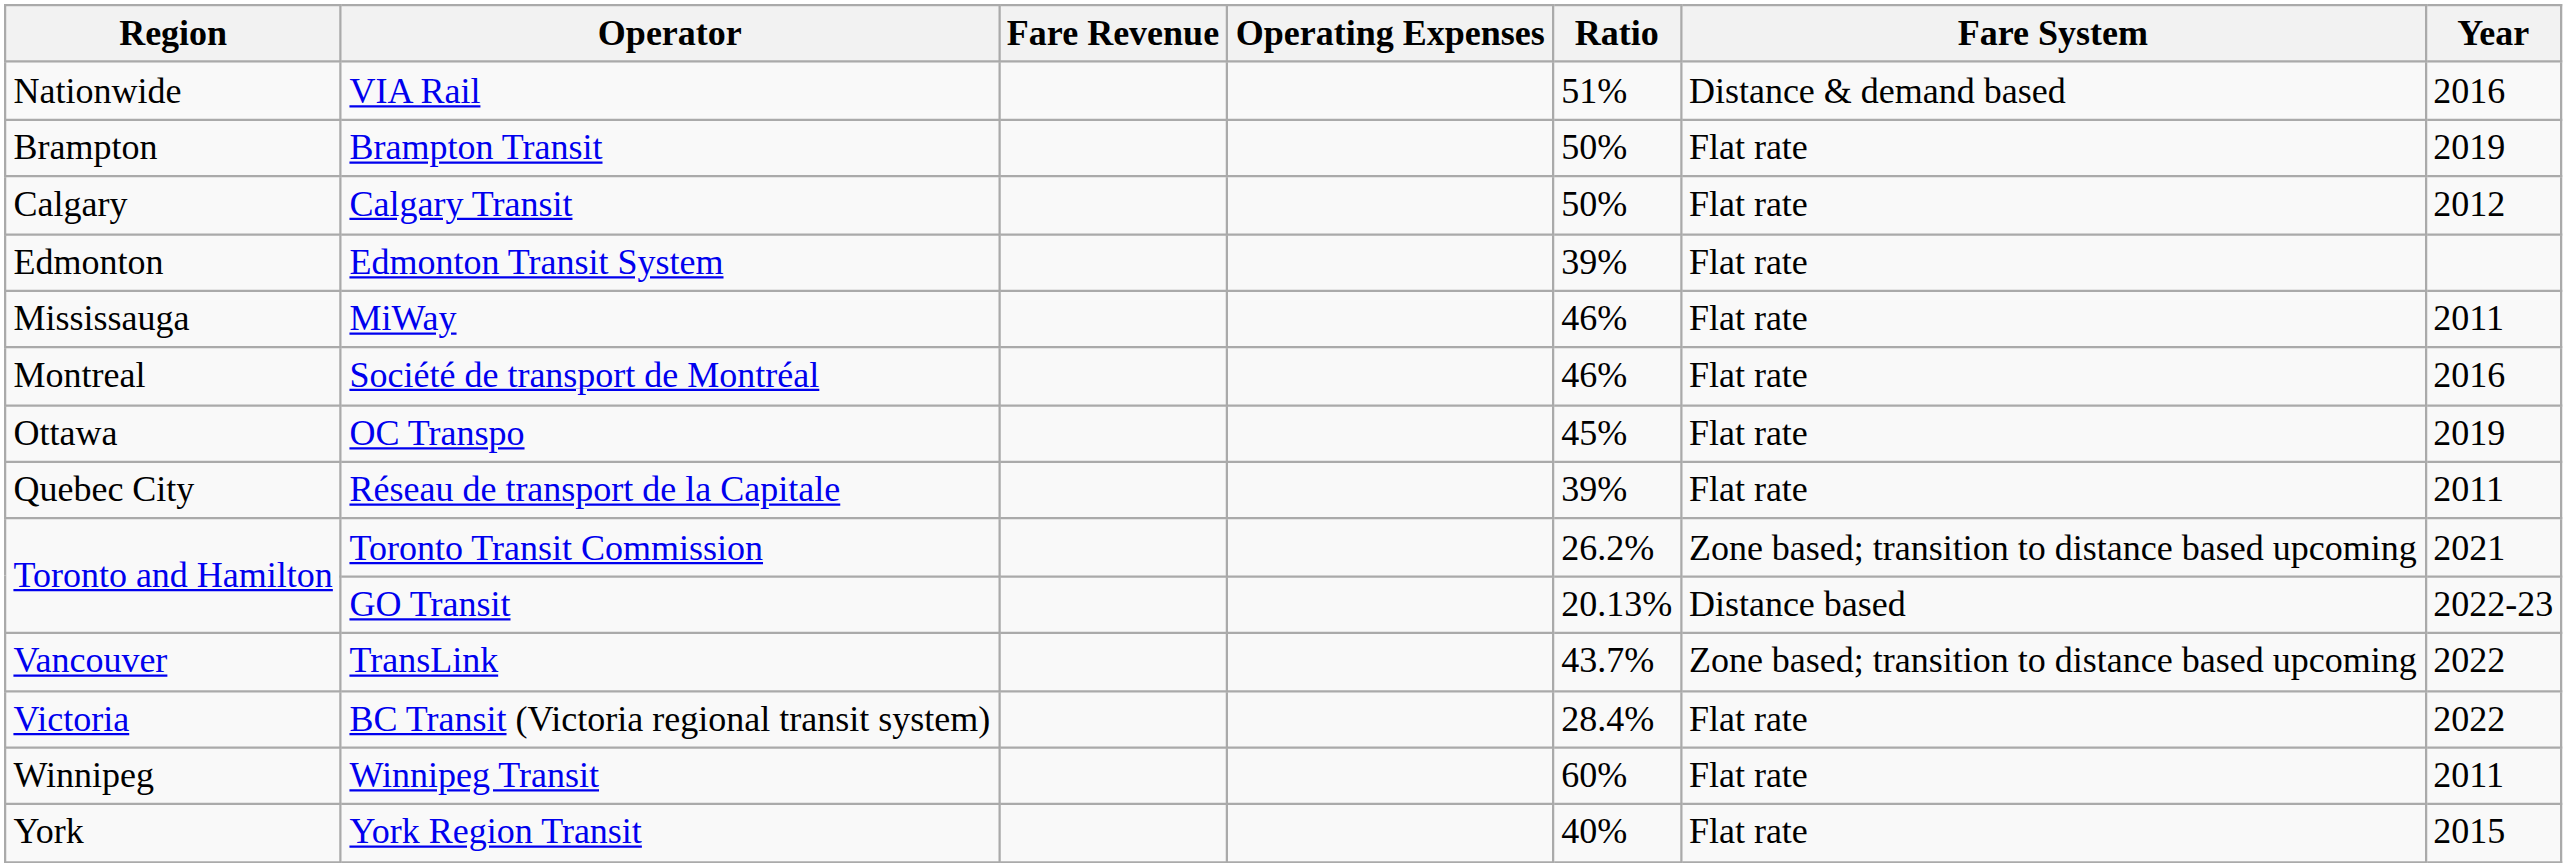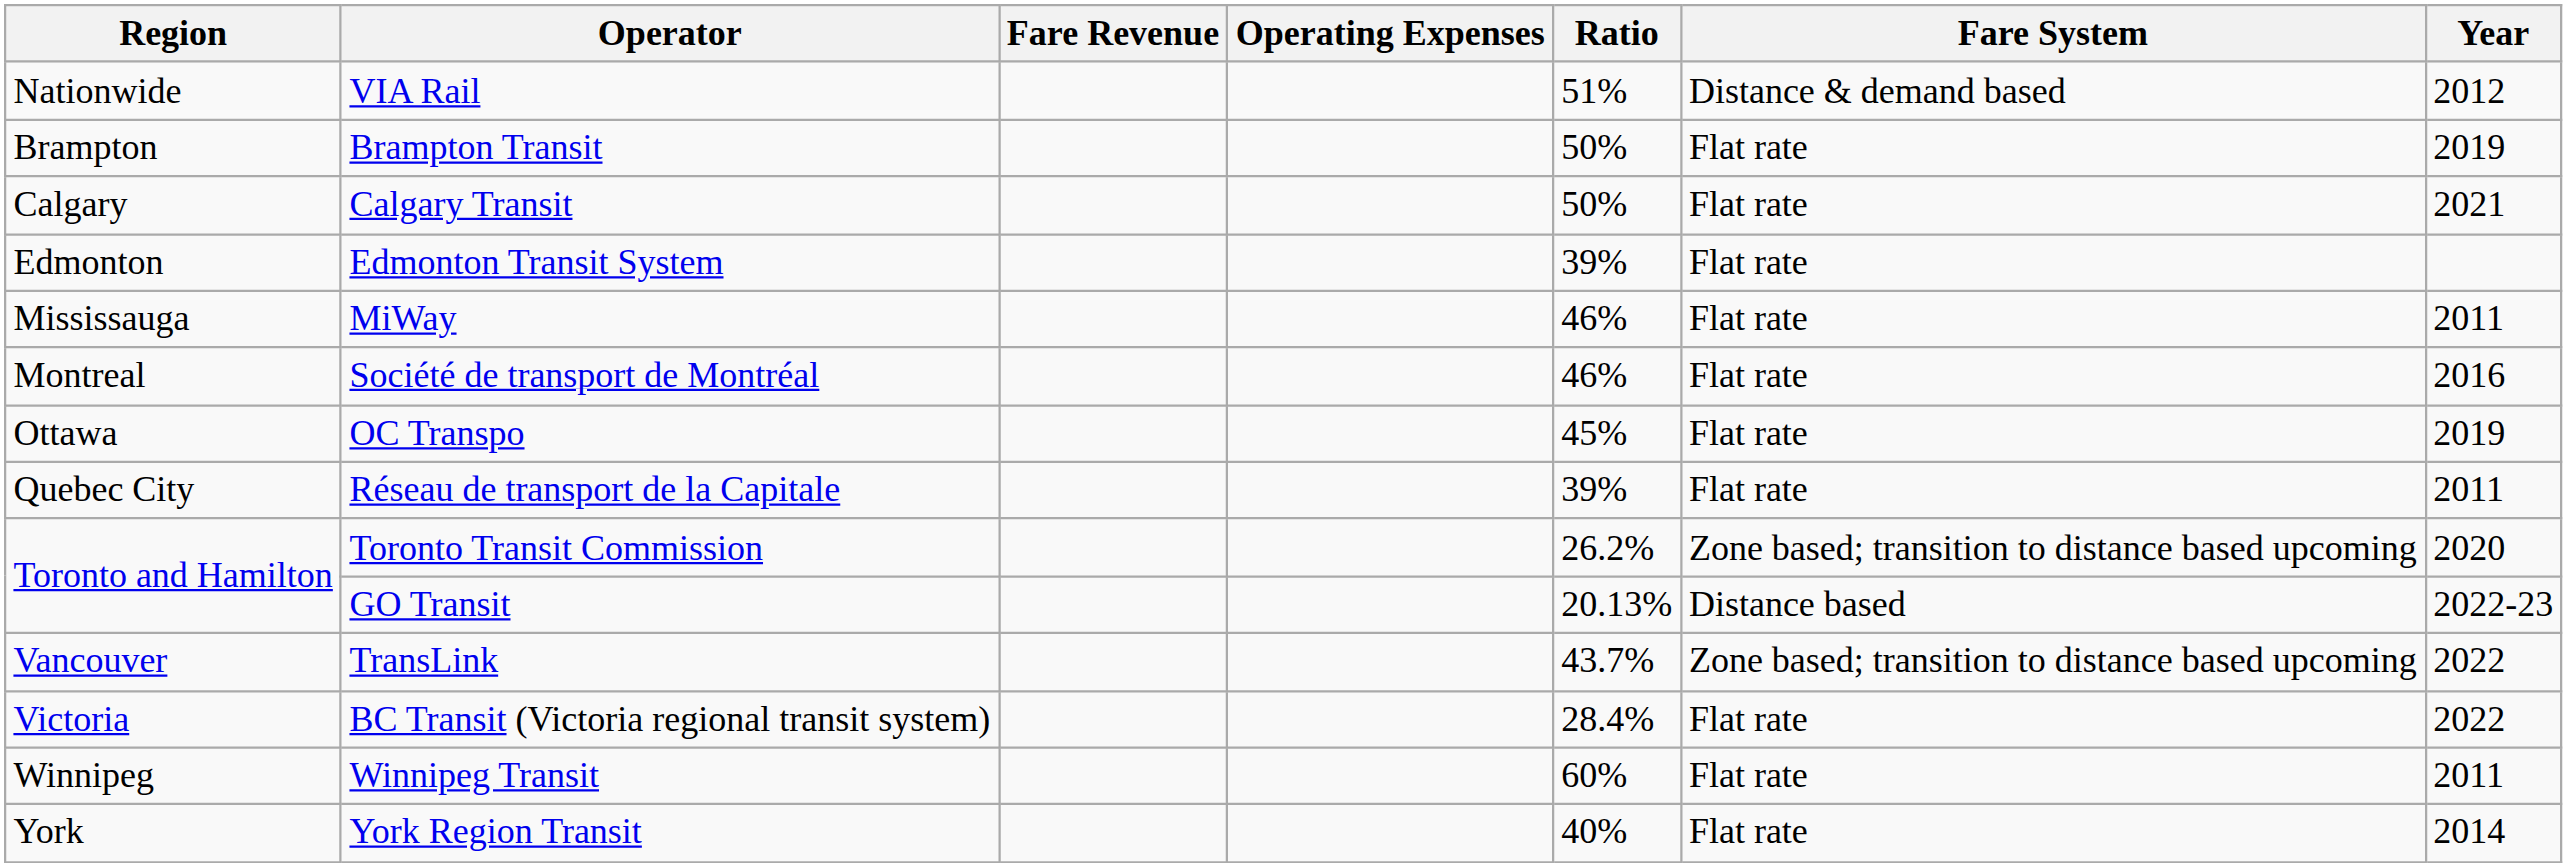(2469, 90) 2016 -> (2469, 90) 2012
(2469, 204) 2012 -> (2469, 204) 2021
(2469, 546) 2021 -> (2469, 546) 2020
(2469, 832) 2015 -> (2469, 832) 2014
